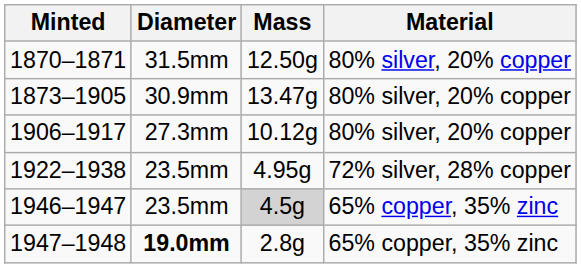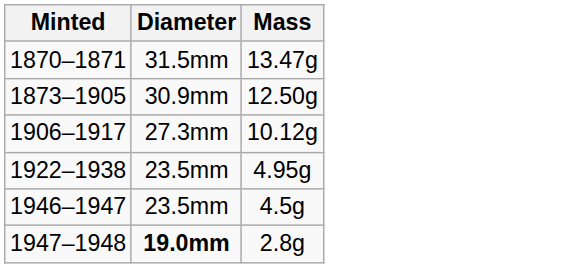- column: (450, 22)
(282, 59) 12.50g -> (282, 59) 13.47g
(282, 96) 13.47g -> (282, 96) 12.50g
(282, 206) lightgrey background -> (282, 206) no background
